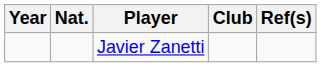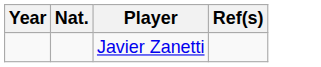- column: (233, 18)
